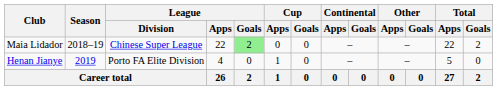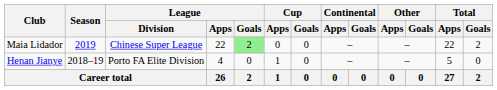(85, 45) 2018–19 -> (85, 45) 2019
(85, 61) 2019 -> (85, 61) 2018–19
